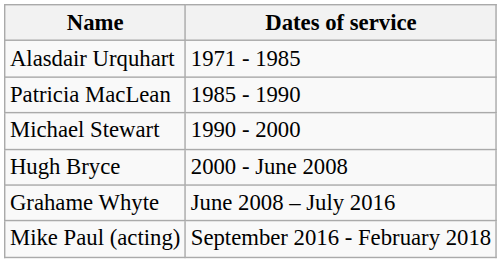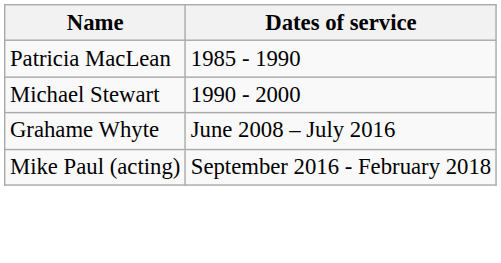- row: (92, 58)
- row: (65, 166)
